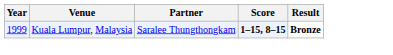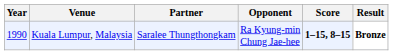+ column: (270, 13)
(17, 29) 1999 -> (17, 35) 1990
